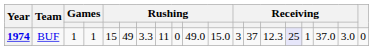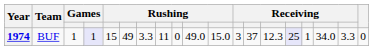(93, 36) no background -> (93, 36) lavender background
(326, 36) 37.0 -> (326, 36) 34.0
(348, 36) 3.0 -> (348, 36) 3.3
